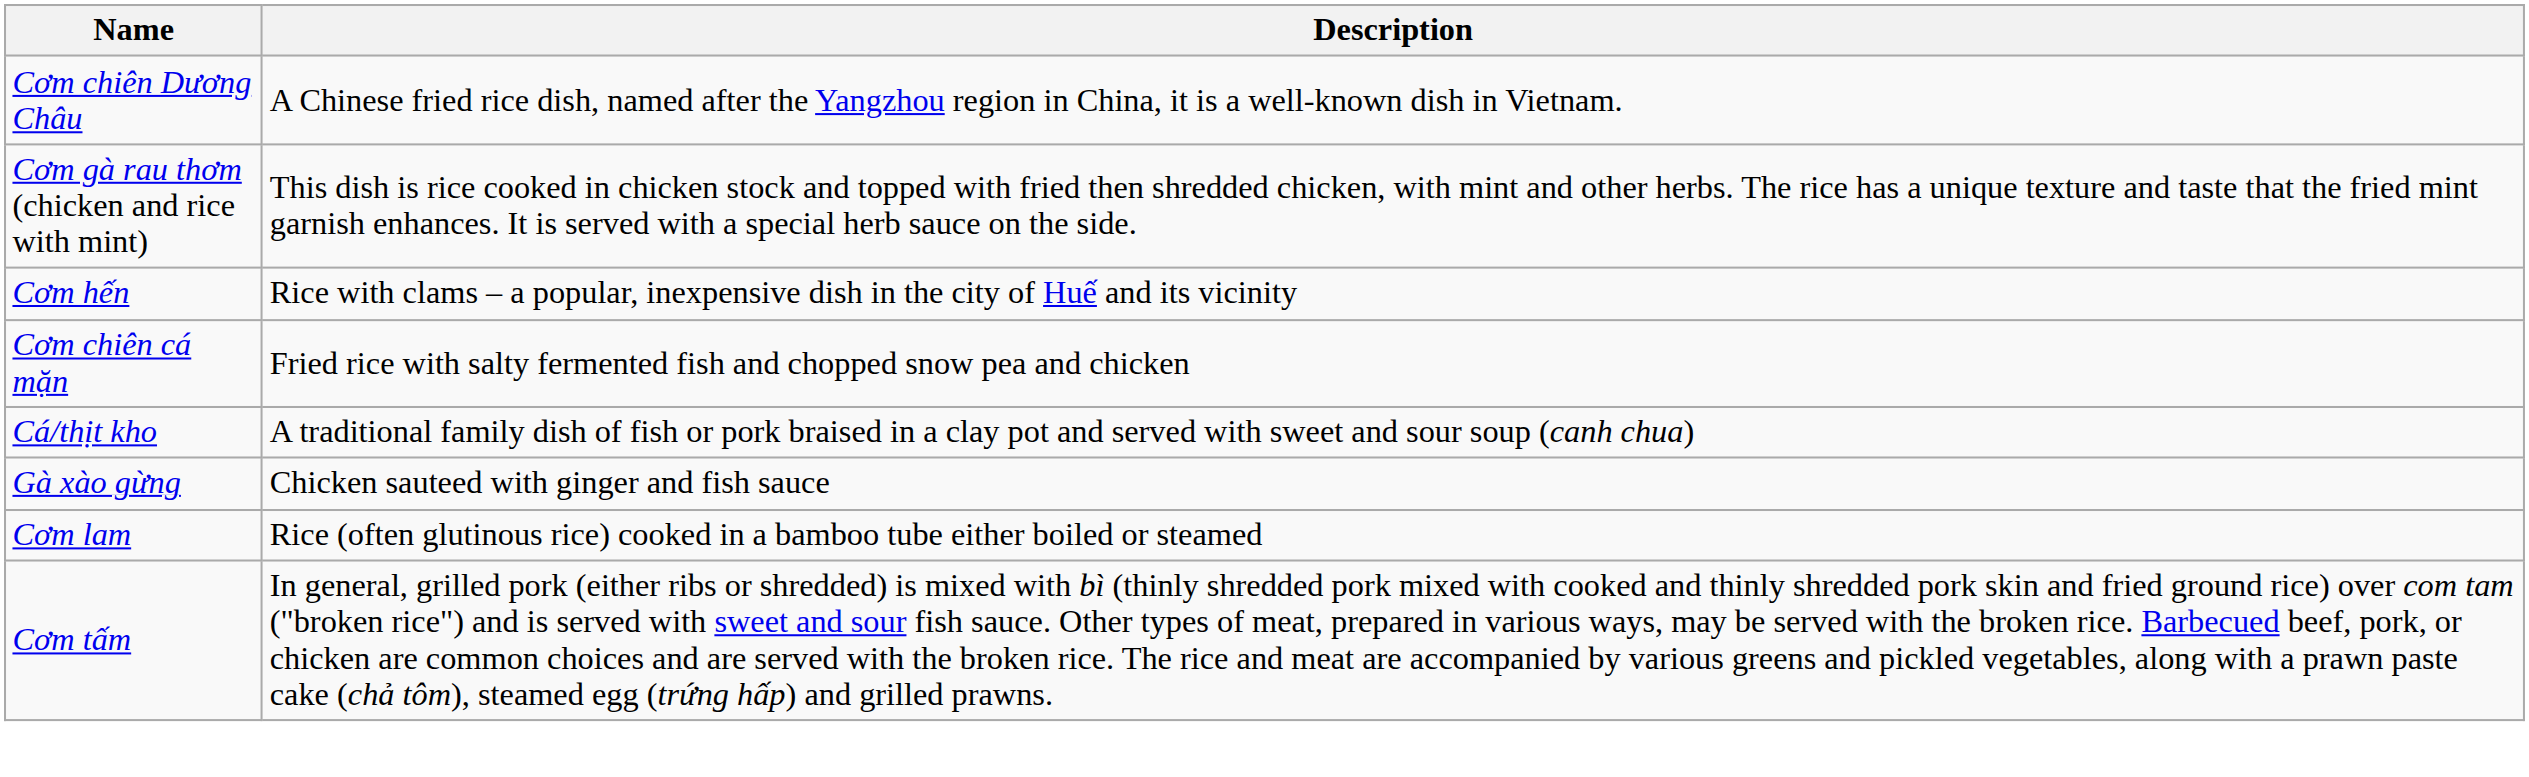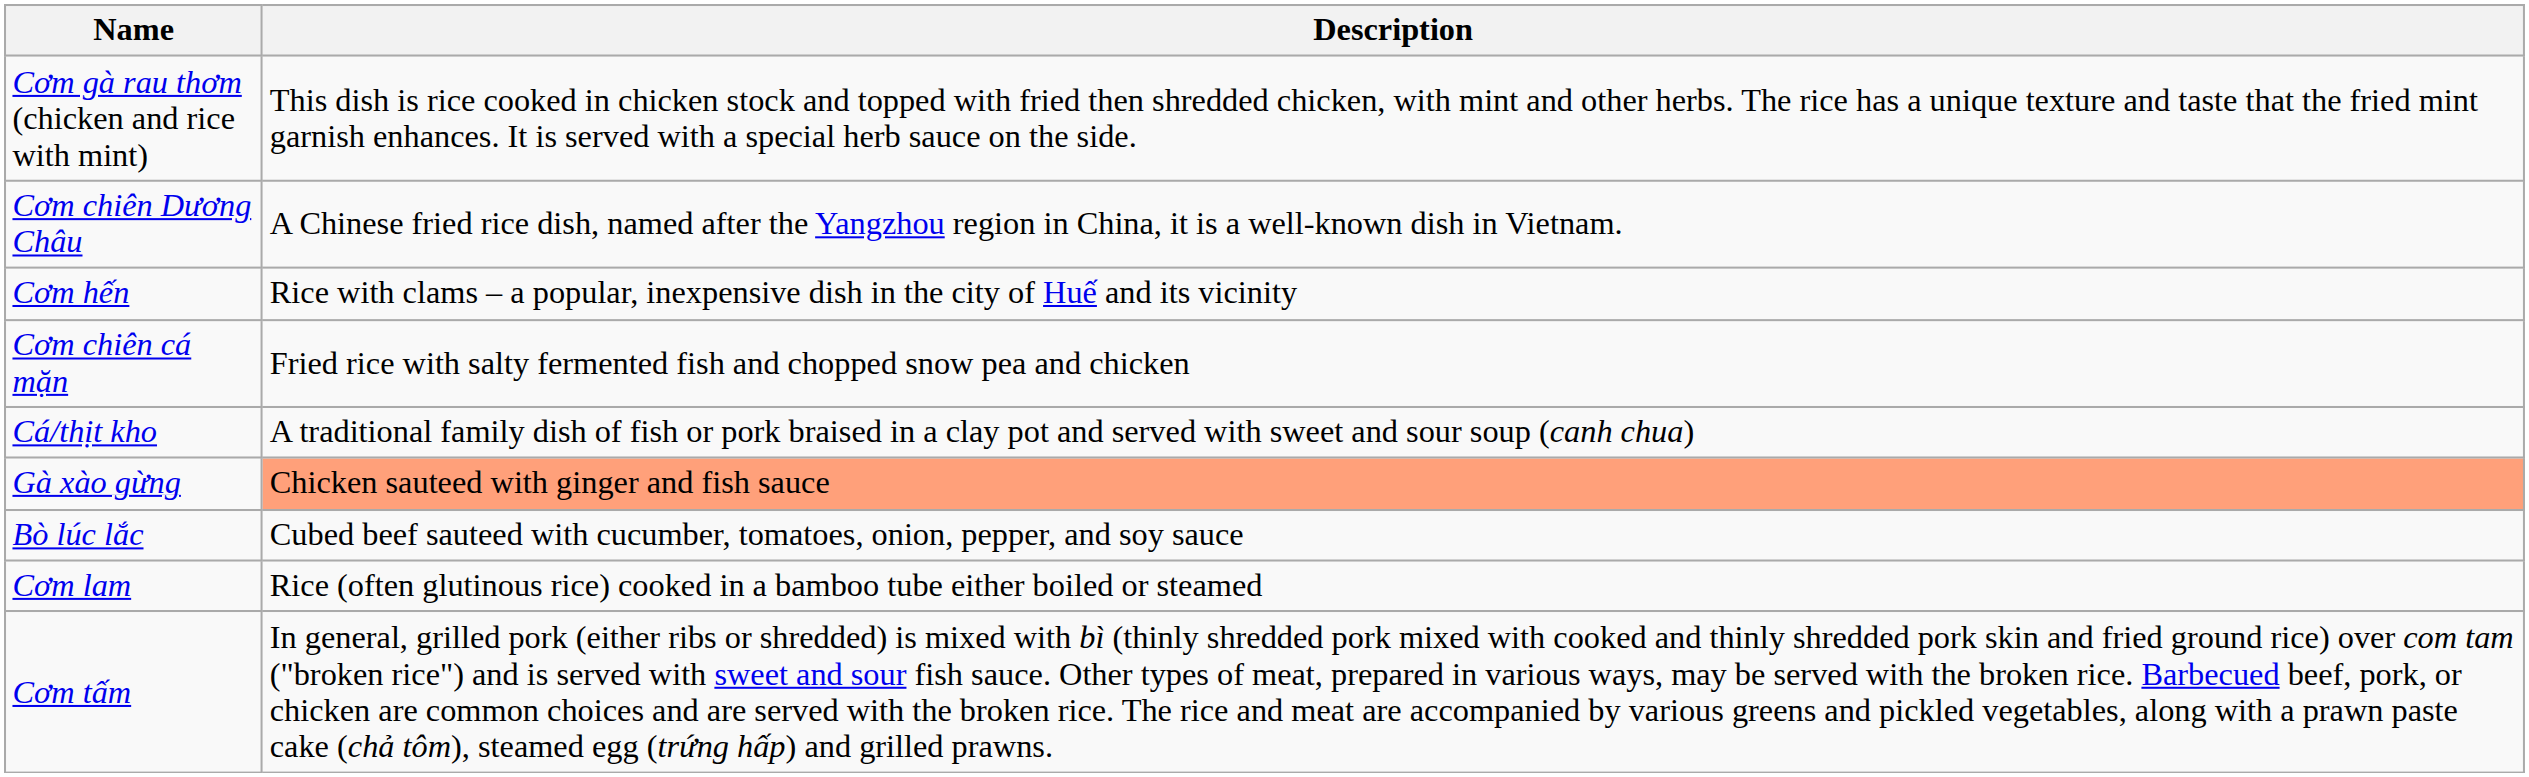rows swapped: (132, 99) <-> (127, 205)
(550, 483) no background -> (550, 483) lightsalmon background
+ row: (78, 534)
